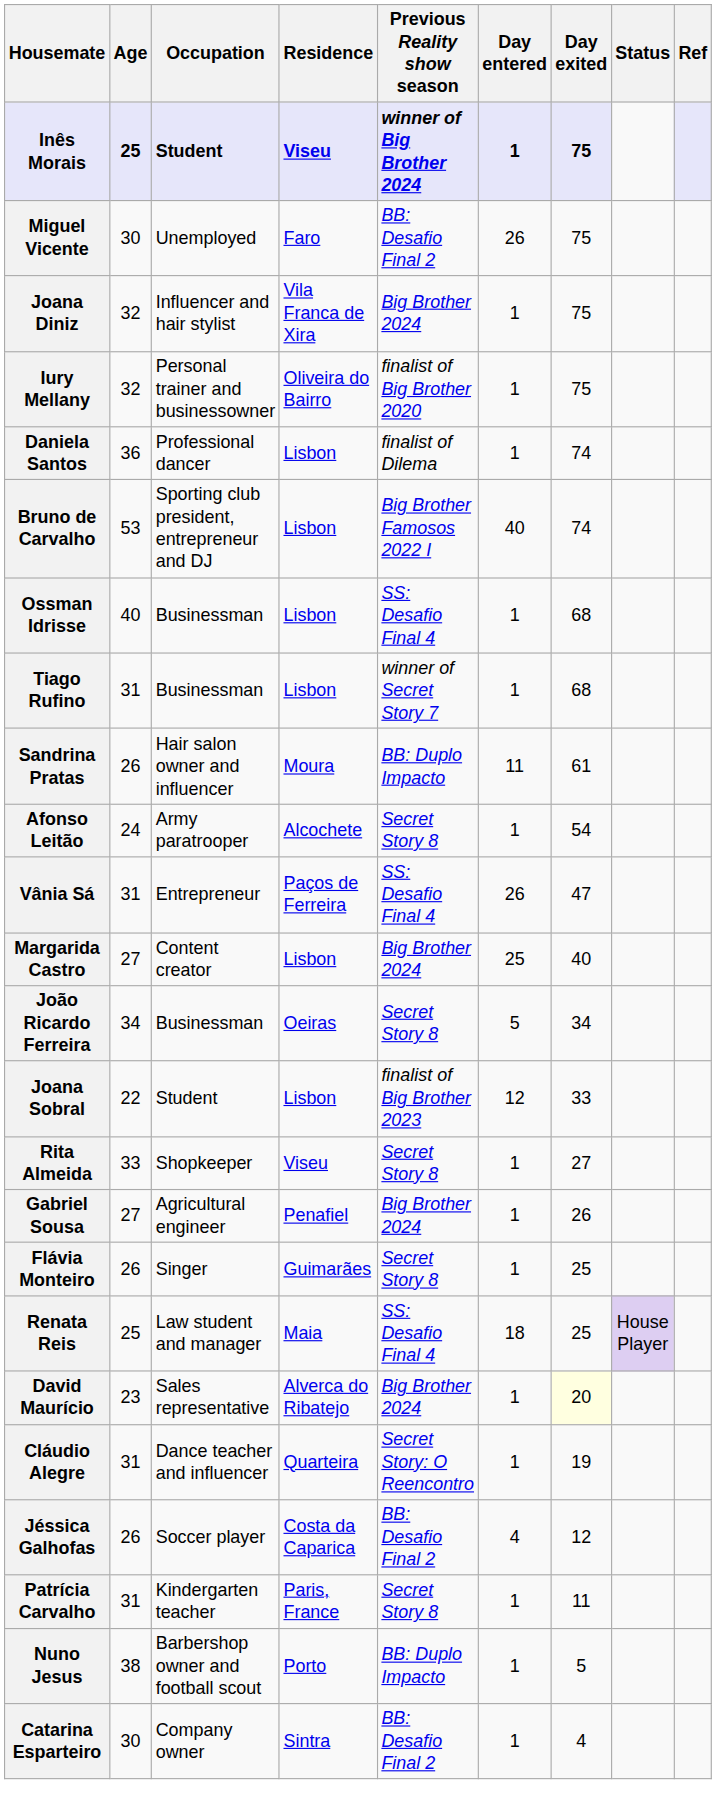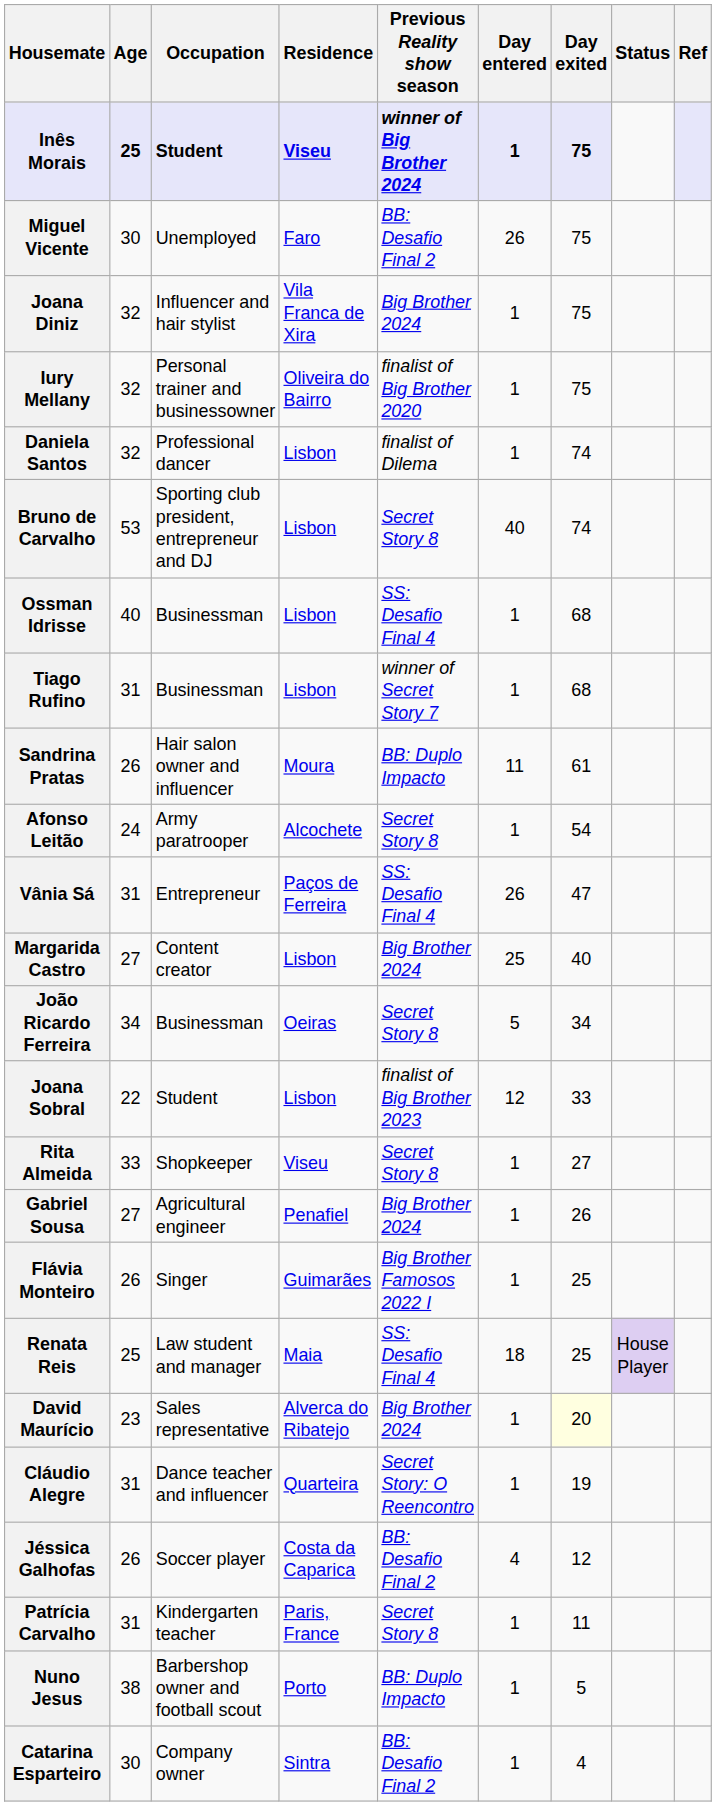(130, 453) 36 -> (130, 453) 32
(426, 528) Big Brother Famosos 2022 I -> (410, 528) Secret Story 8
(410, 1269) Secret Story 8 -> (426, 1280) Big Brother Famosos 2022 I
